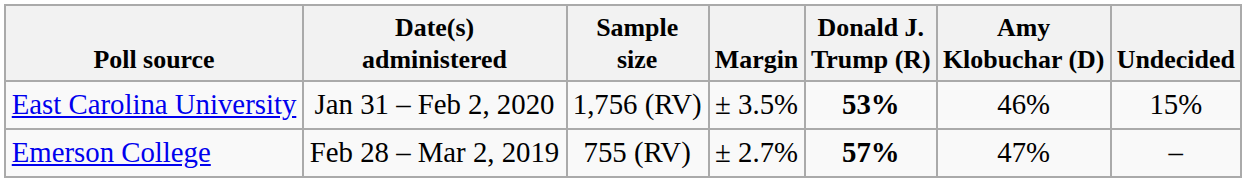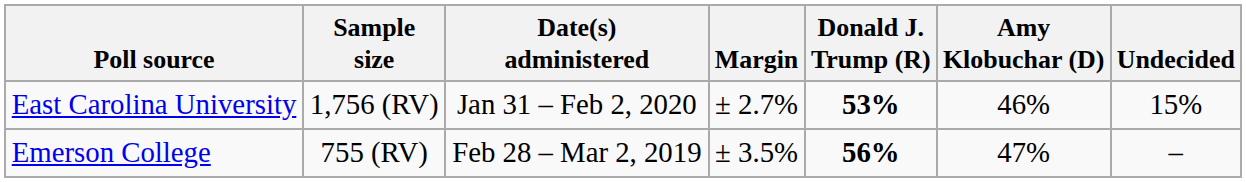columns swapped: (435, 43) <-> (637, 43)
(757, 104) ± 3.5% -> (757, 104) ± 2.7%
(757, 152) ± 2.7% -> (757, 152) ± 3.5%
(871, 152) 57% -> (871, 152) 56%
